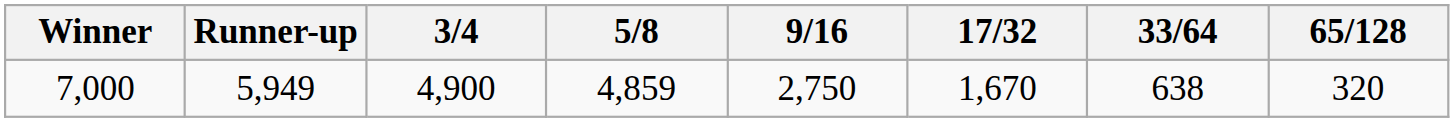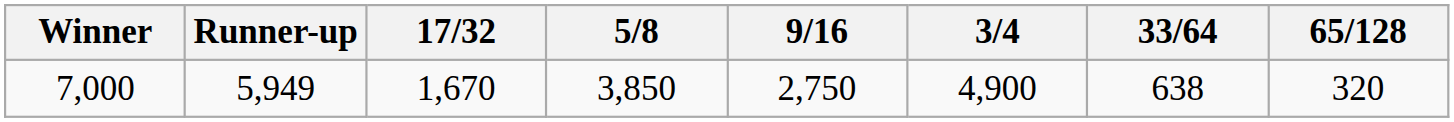columns swapped: (456, 32) <-> (997, 32)
(636, 87) 4,859 -> (636, 87) 3,850
